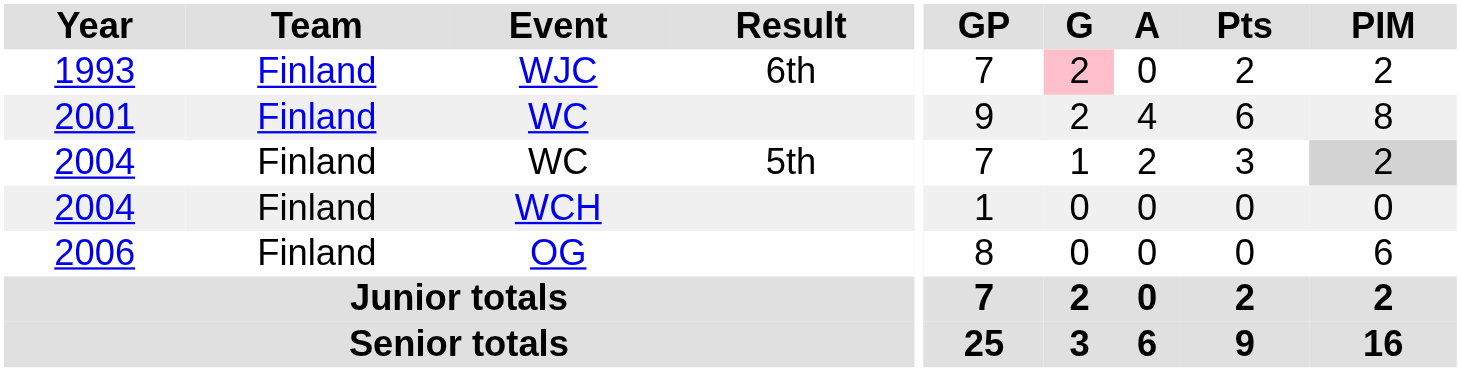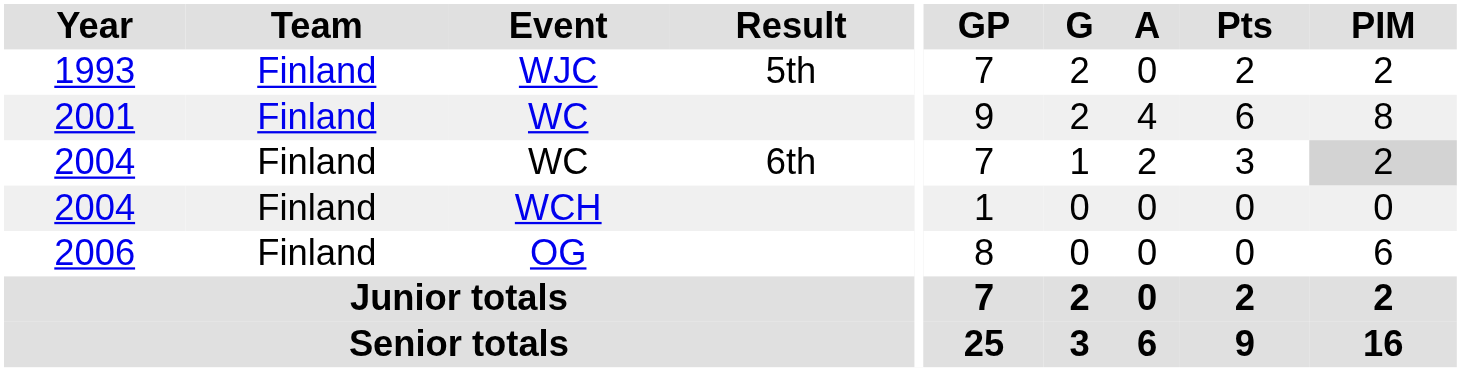(791, 71) 6th -> (791, 71) 5th
(1080, 71) pink background -> (1080, 71) no background
(791, 162) 5th -> (791, 162) 6th
